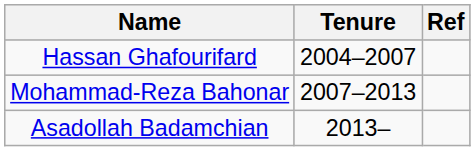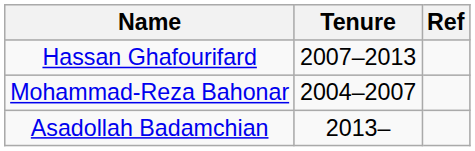(358, 57) 2004–2007 -> (358, 57) 2007–2013
(358, 92) 2007–2013 -> (358, 92) 2004–2007
